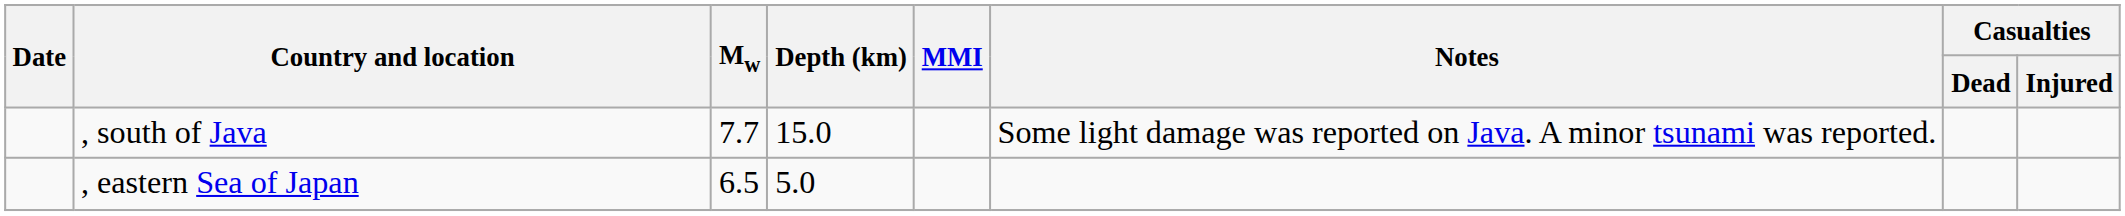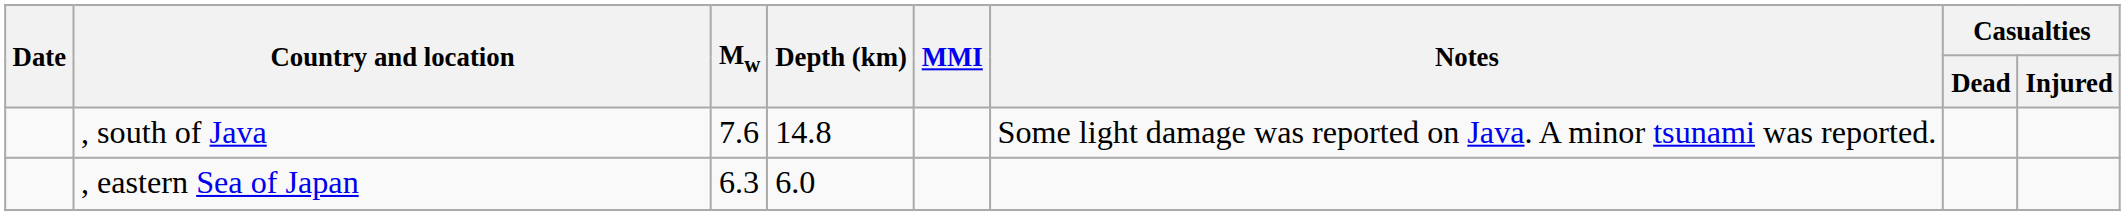(739, 132) 7.7 -> (739, 132) 7.6
(803, 132) 15.0 -> (803, 132) 14.8
(739, 183) 6.5 -> (739, 183) 6.3
(795, 183) 5.0 -> (795, 183) 6.0
